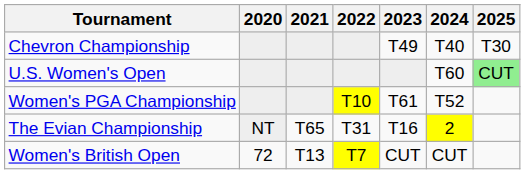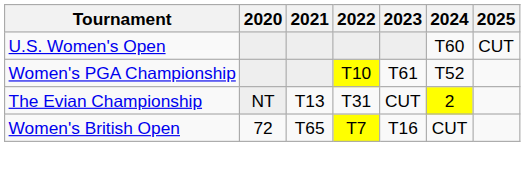- row: (99, 46)
(496, 73) lightgreen background -> (496, 46) no background
(310, 128) T65 -> (310, 101) T13
(403, 128) T16 -> (403, 101) CUT
(310, 156) T13 -> (310, 128) T65
(403, 156) CUT -> (403, 128) T16
